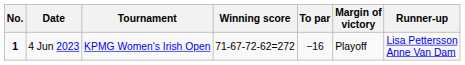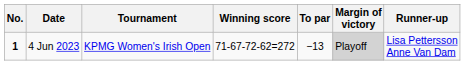(315, 46) −16 -> (315, 46) −13
(351, 46) no background -> (351, 46) lightgrey background
